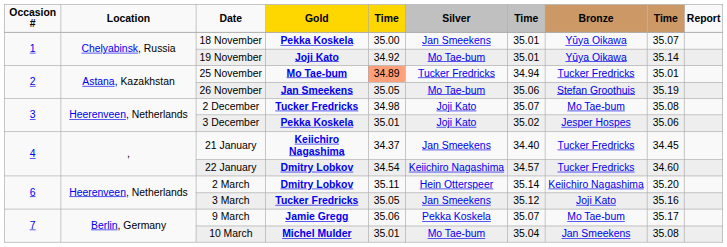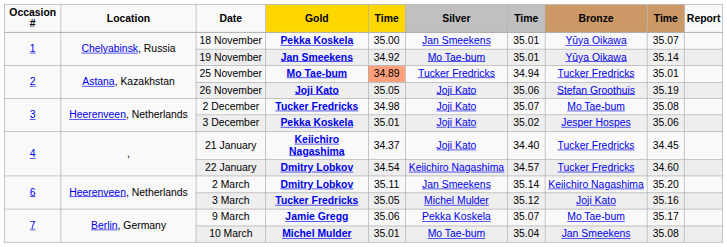(317, 57) Joji Kato -> (317, 57) Jan Smeekens
(317, 90) Jan Smeekens -> (317, 90) Joji Kato
(456, 90) Mo Tae-bum -> (456, 90) Joji Kato
(456, 145) Jan Smeekens -> (456, 145) Joji Kato
(456, 184) Hein Otterspeer -> (456, 184) Jan Smeekens
(456, 201) Jan Smeekens -> (456, 201) Michel Mulder
